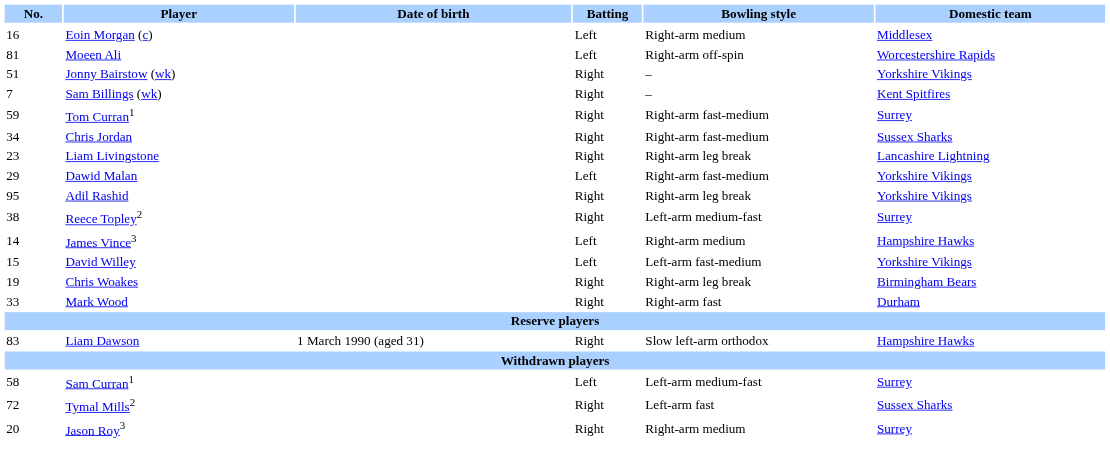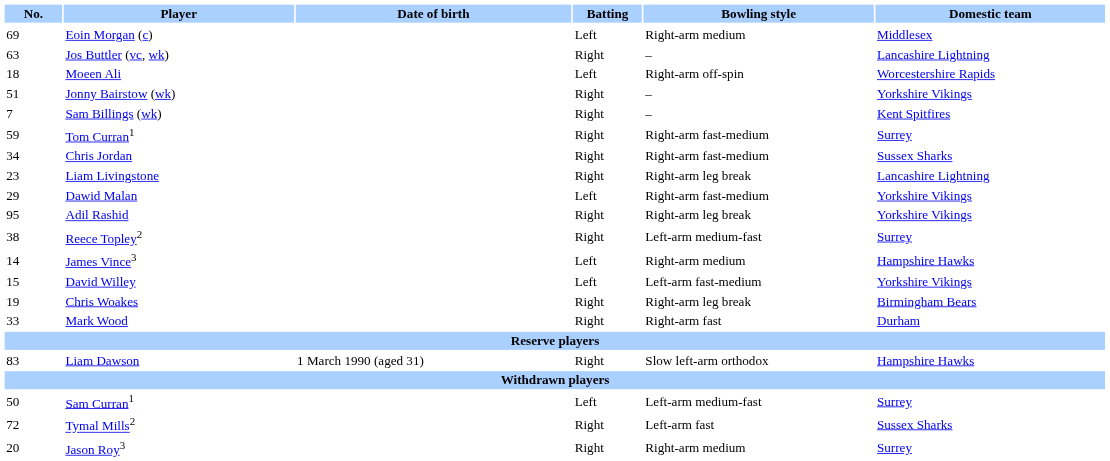(13, 35) 16 -> (13, 35) 69
+ row: (117, 54)
(13, 54) 81 -> (13, 74) 18
(13, 382) 58 -> (13, 401) 50
